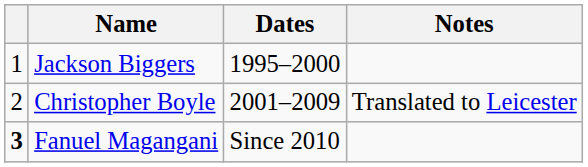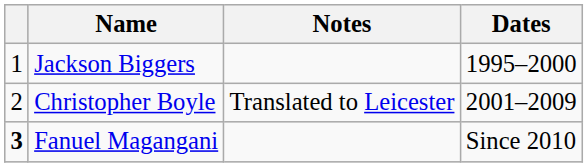columns swapped: (285, 24) <-> (464, 24)
